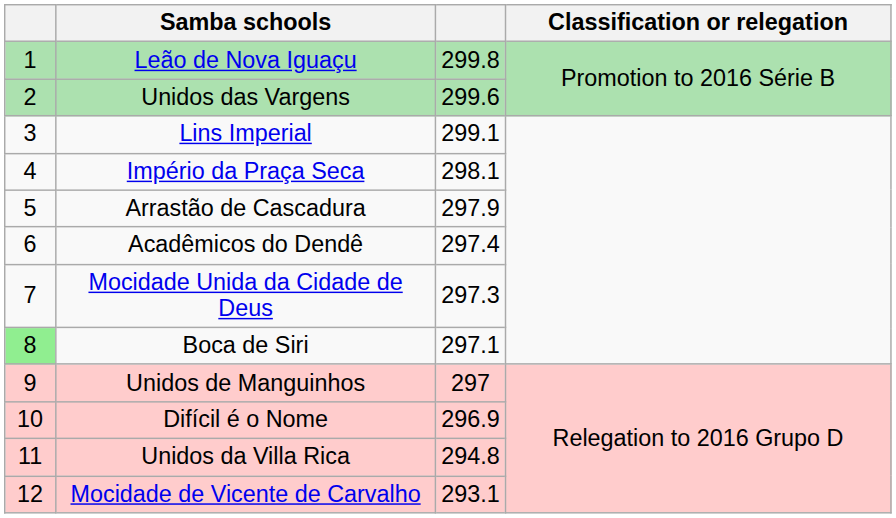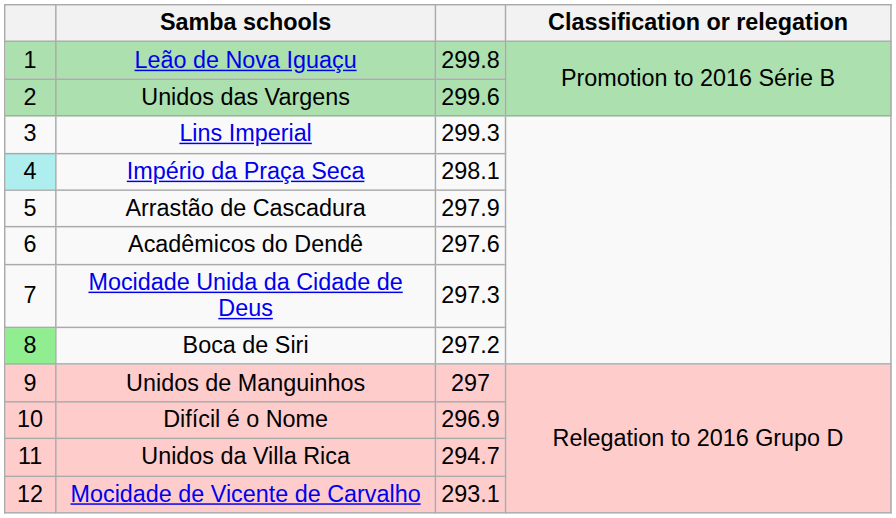(470, 134) 299.1 -> (470, 134) 299.3
(30, 171) no background -> (30, 171) paleturquoise background
(470, 245) 297.4 -> (470, 245) 297.6
(470, 345) 297.1 -> (470, 345) 297.2
(470, 456) 294.8 -> (470, 456) 294.7
